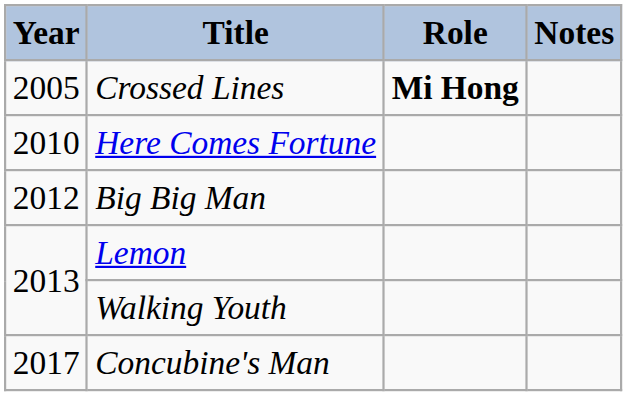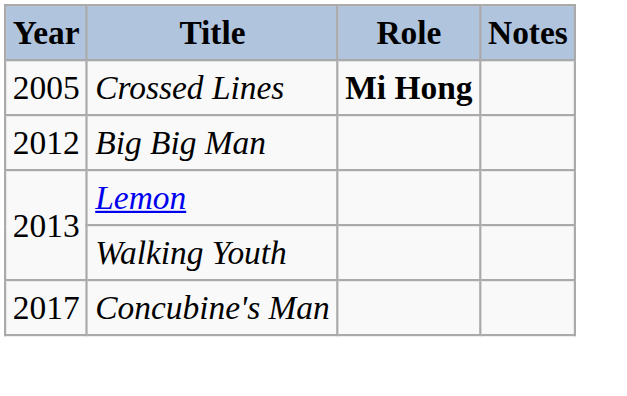- row: (236, 142)
